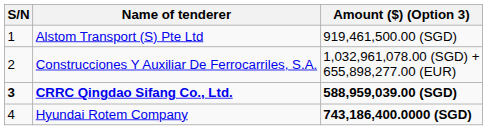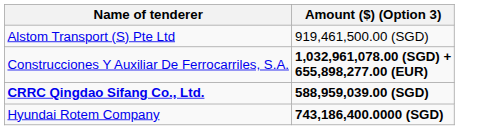- column: (19, 15)
(401, 64) normal -> (373, 64) bold
